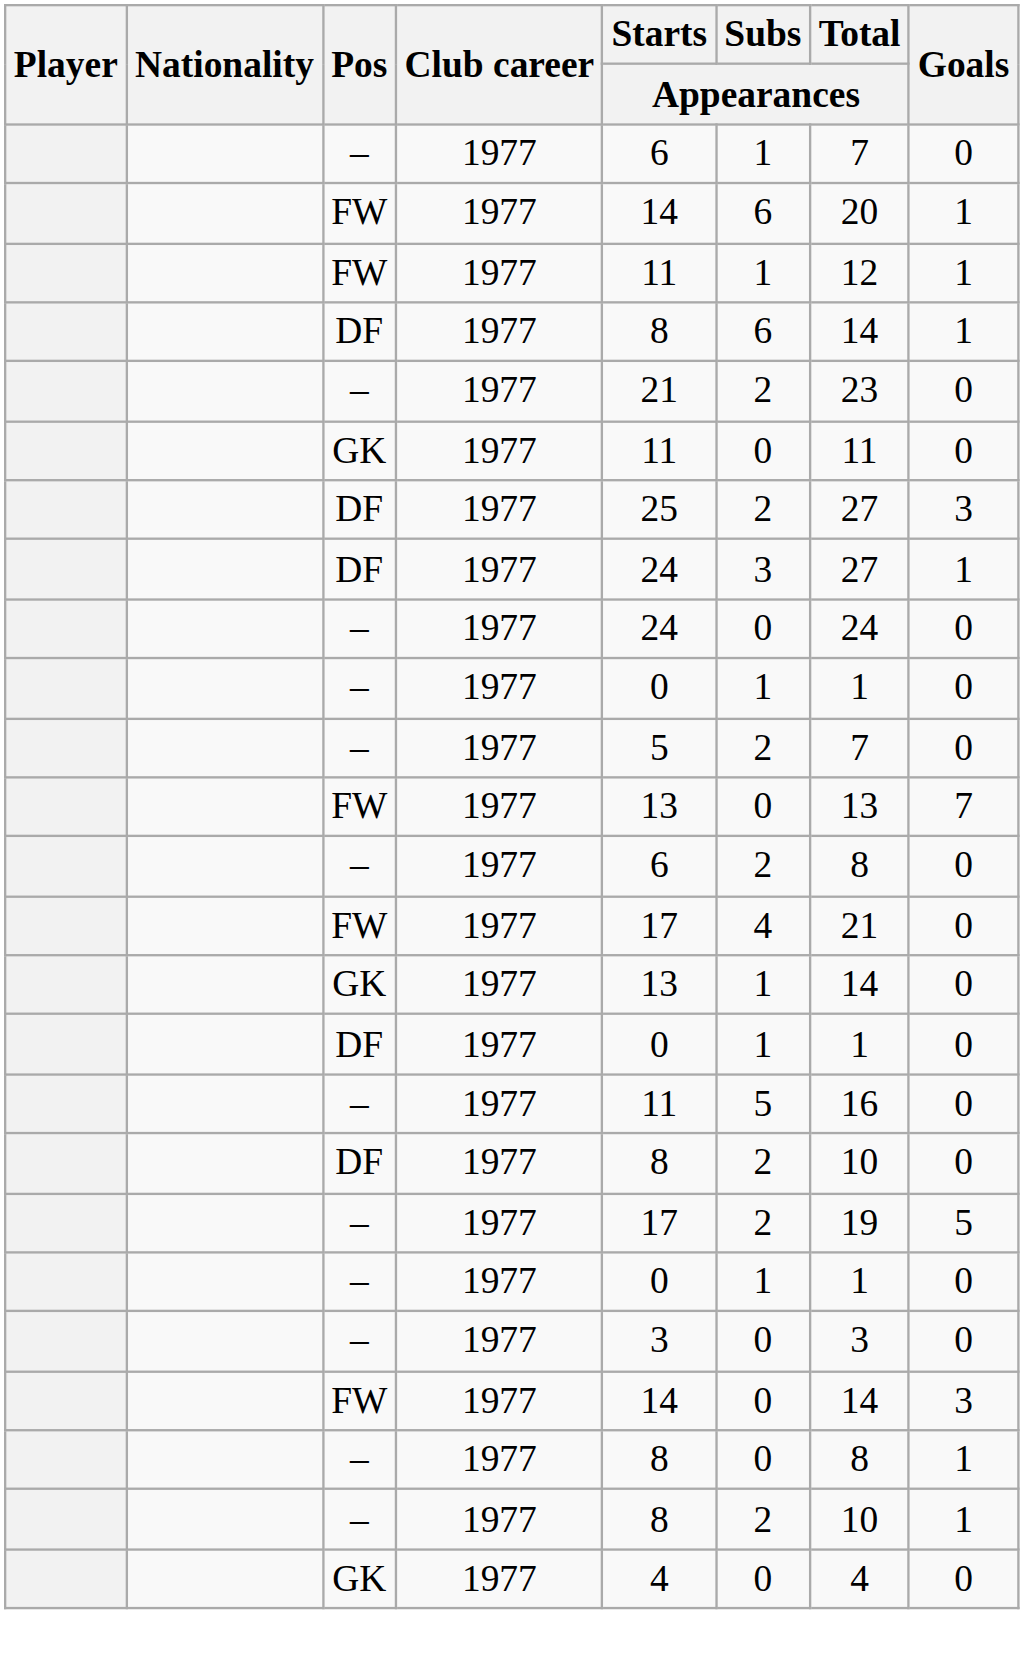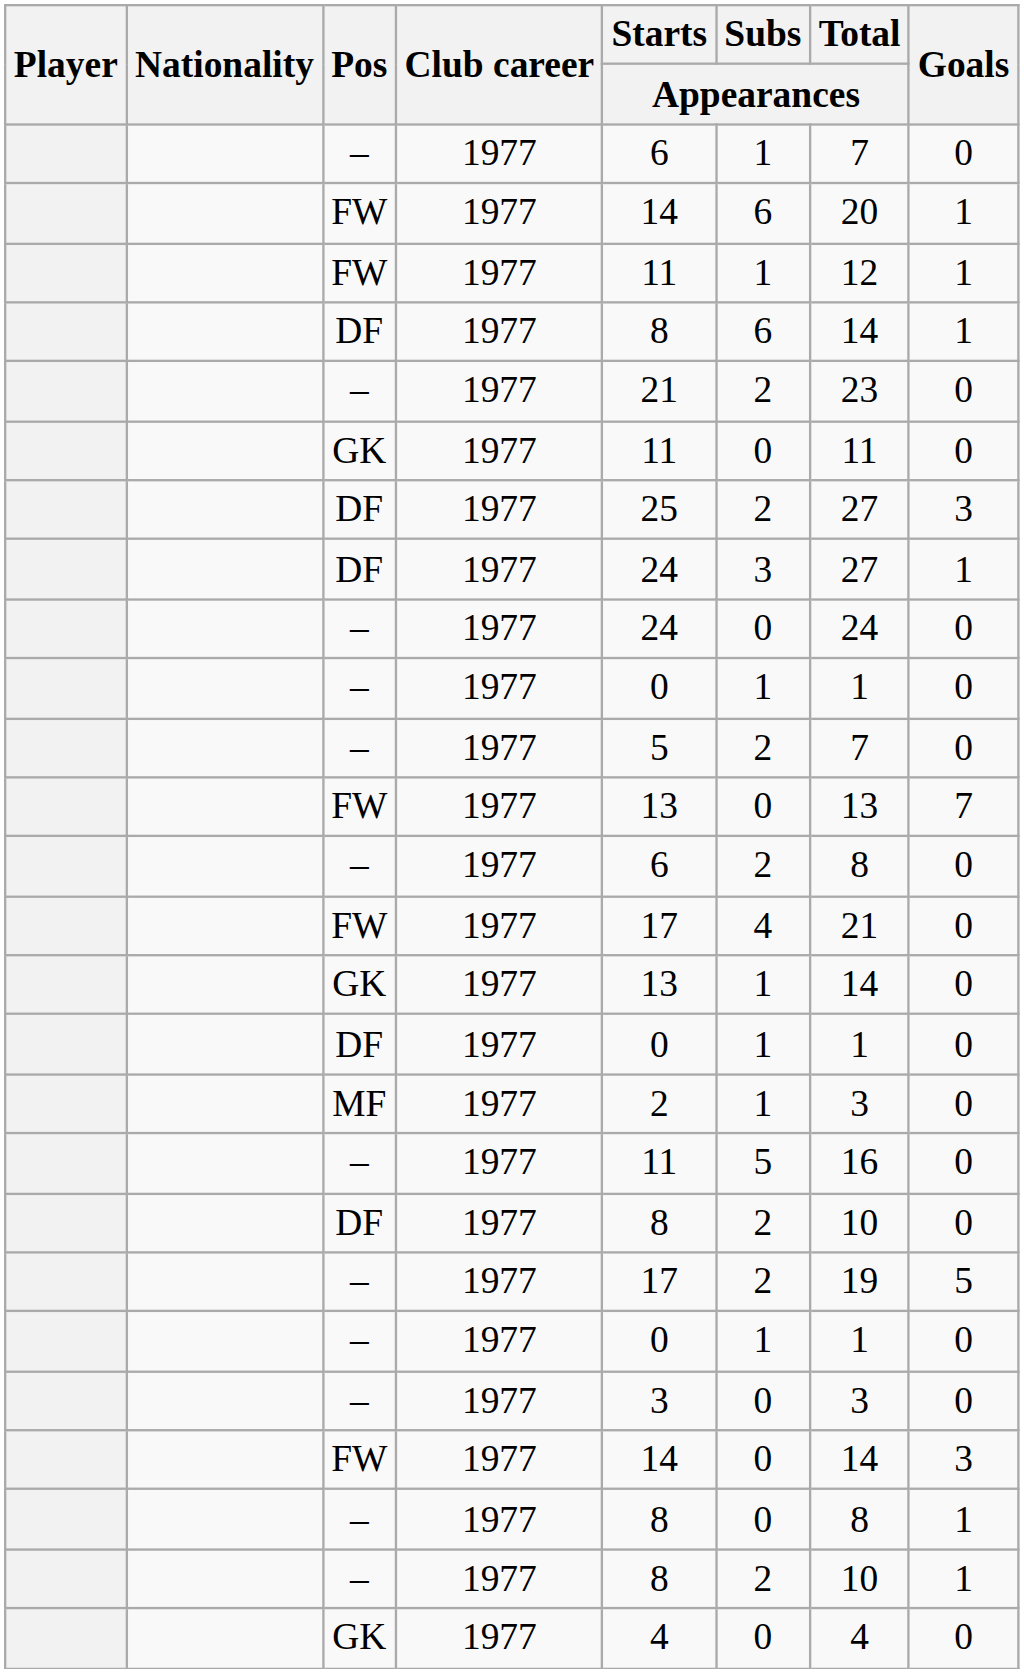+ row: (66, 1104)
